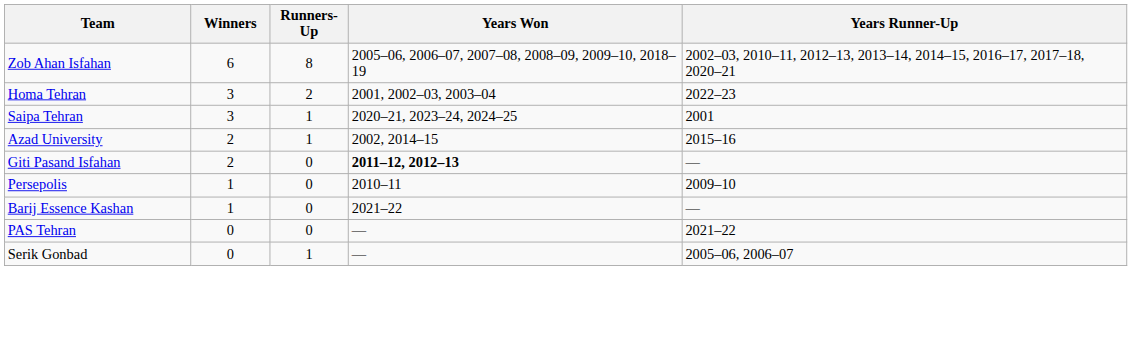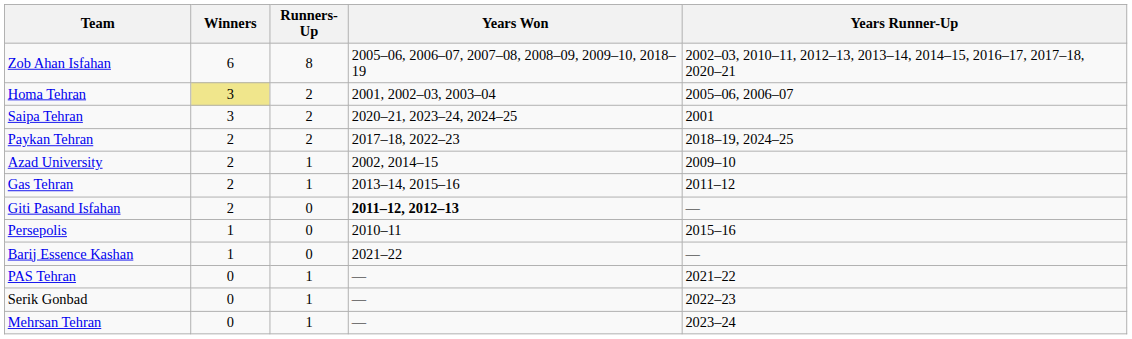(230, 93) no background -> (230, 93) khaki background
(711, 93) 2022–23 -> (739, 93) 2005–06, 2006–07
(309, 116) 1 -> (309, 116) 2
+ row: (51, 139)
(711, 139) 2015–16 -> (711, 162) 2009–10
+ row: (41, 185)
(711, 185) 2009–10 -> (711, 231) 2015–16
(309, 231) 0 -> (309, 276) 1
(739, 253) 2005–06, 2006–07 -> (711, 299) 2022–23
+ row: (55, 322)
